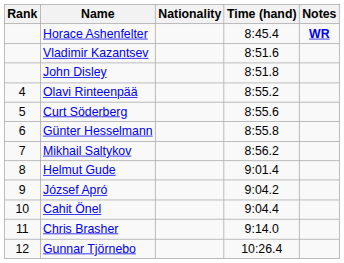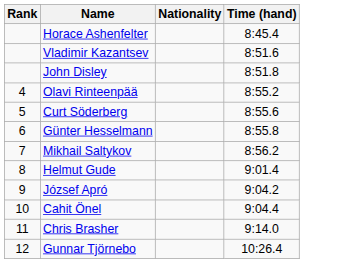- column: (319, 14)
